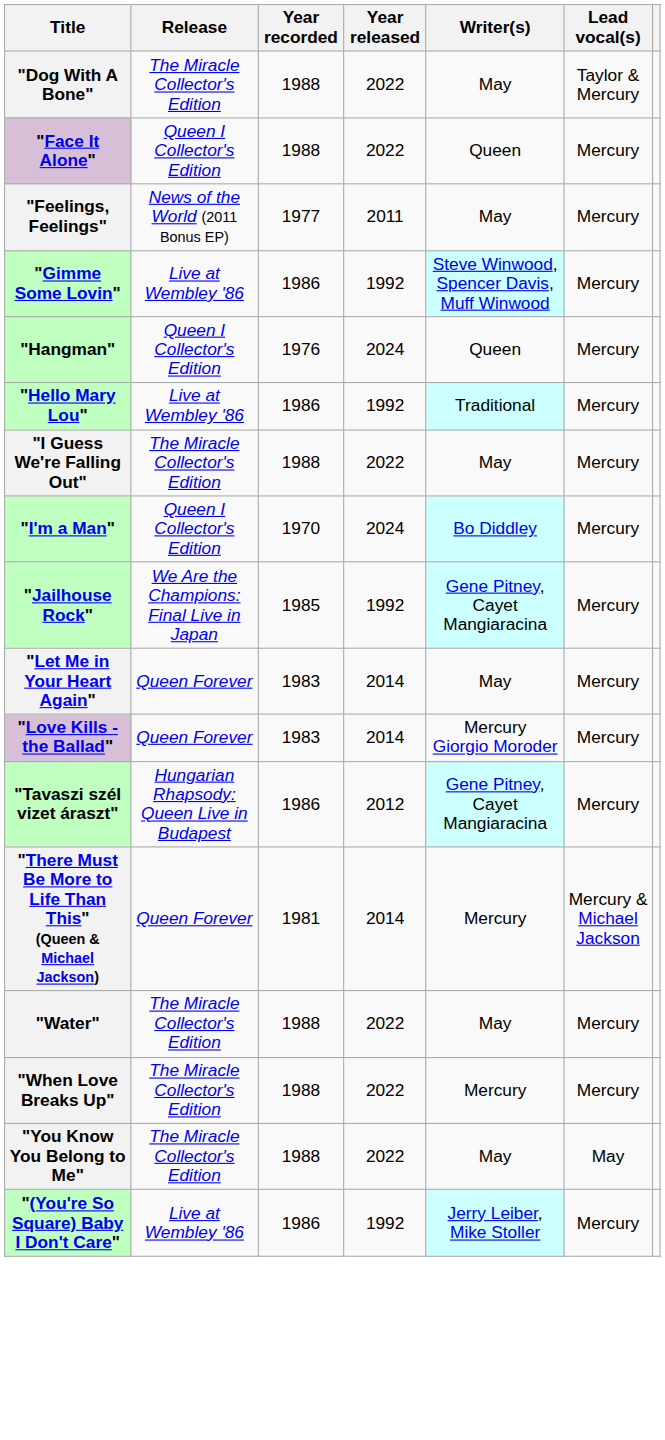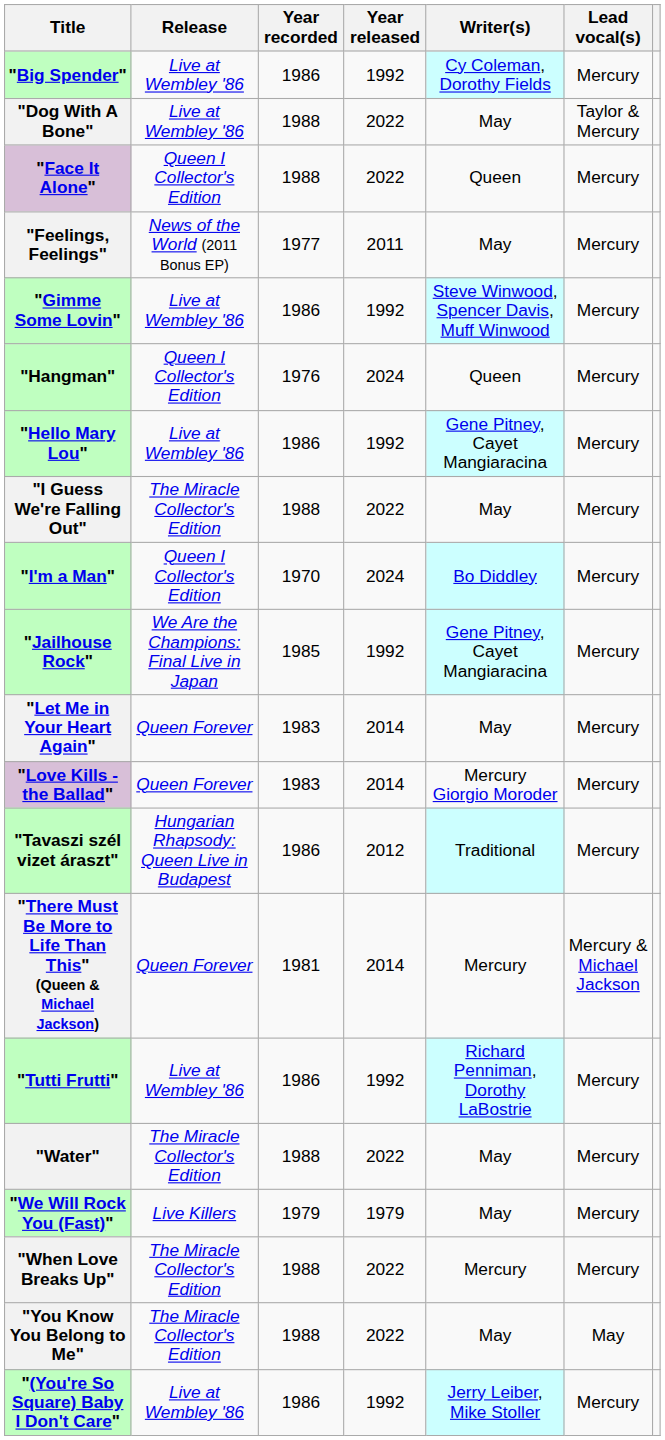+ row: (68, 74)
(194, 84) The Miracle Collector's Edition -> (194, 121) Live at Wembley '86
(495, 406) Traditional -> (495, 443) Gene Pitney, Cayet Mangiaracina
(495, 803) Gene Pitney, Cayet Mangiaracina -> (495, 850) Traditional
+ row: (68, 1080)
+ row: (68, 1213)
